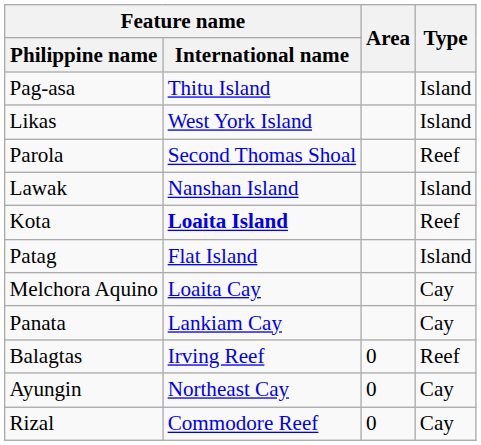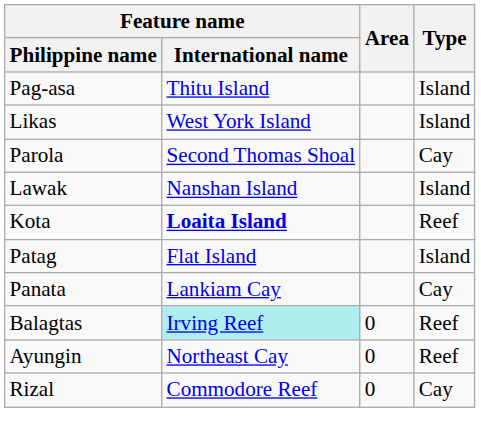(440, 155) Reef -> (436, 155) Cay
- row: (84, 289)
(216, 356) no background -> (215, 322) paleturquoise background
(437, 389) Cay -> (439, 356) Reef
